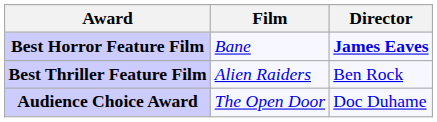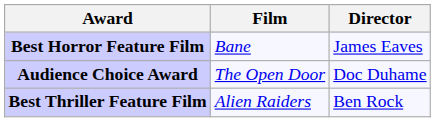(381, 46) bold -> (378, 46) normal
rows swapped: (108, 74) <-> (108, 102)
